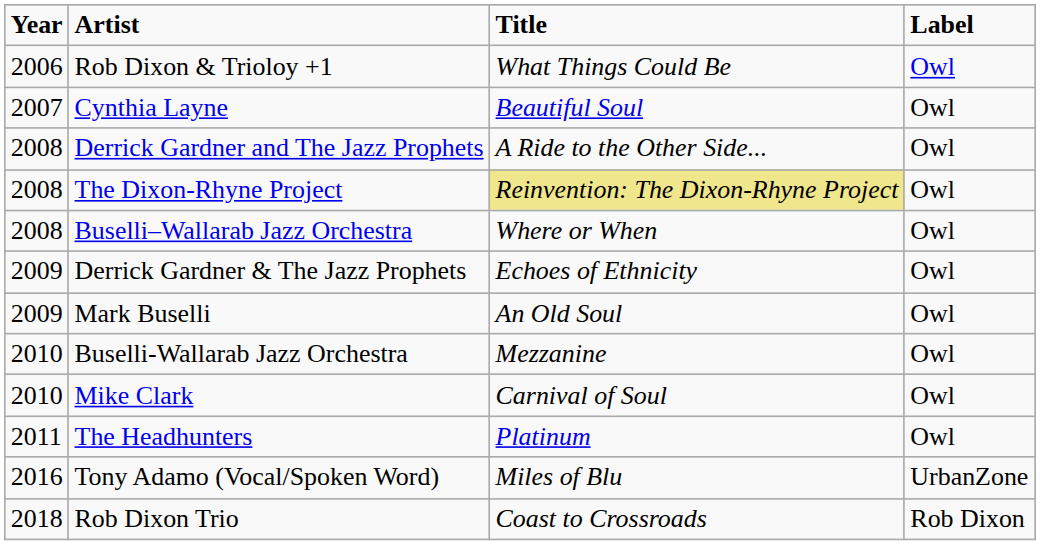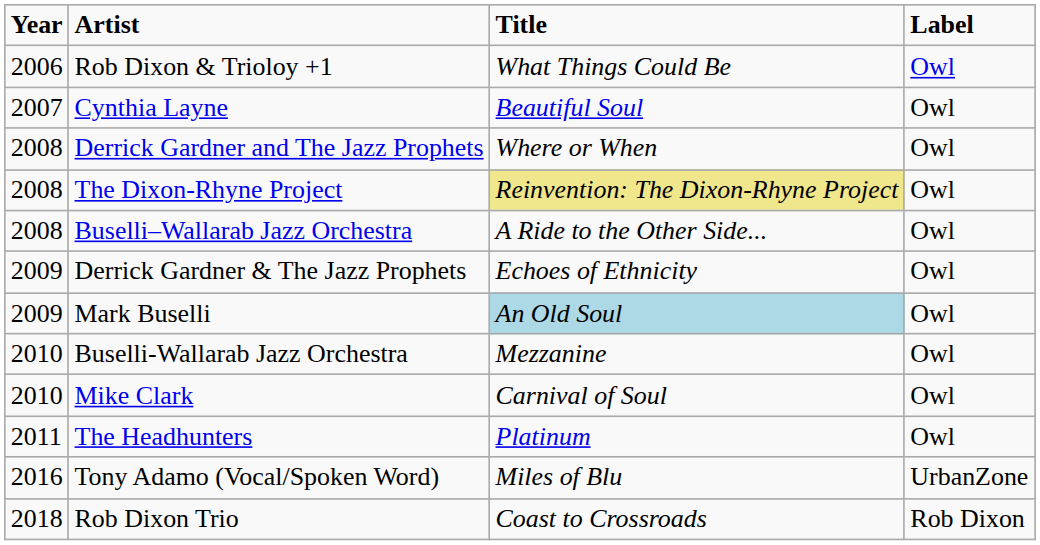(631, 148) A Ride to the Other Side... -> (576, 148) Where or When
(576, 230) Where or When -> (631, 230) A Ride to the Other Side...
(559, 312) no background -> (559, 312) lightblue background
